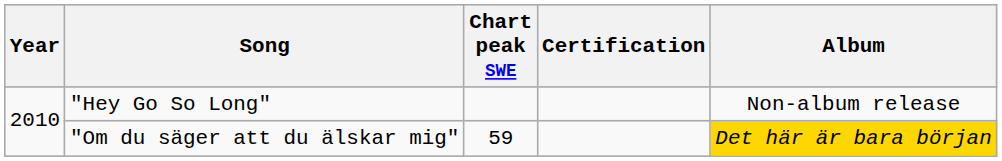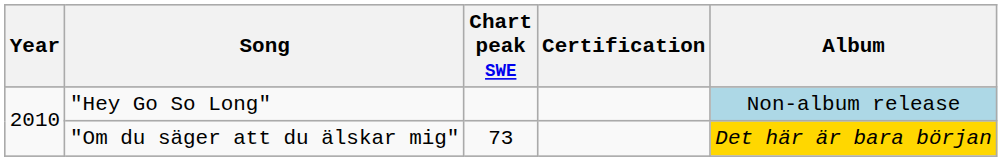(854, 104) no background -> (854, 104) lightblue background
(501, 138) 59 -> (501, 138) 73
